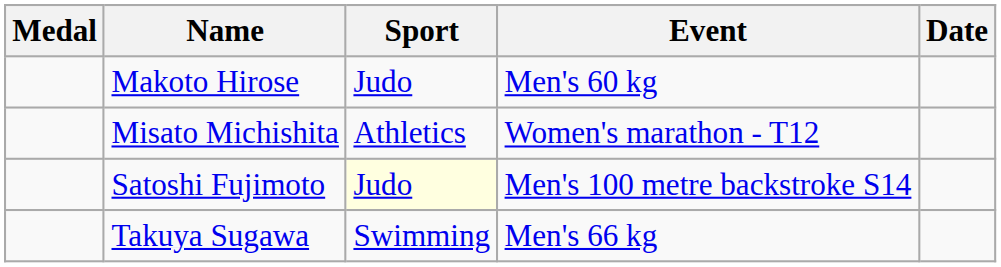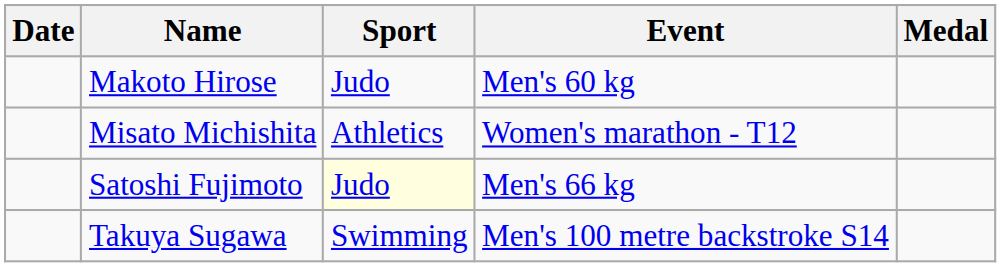columns swapped: (55, 30) <-> (957, 30)
(708, 184) Men's 100 metre backstroke S14 -> (558, 184) Men's 66 kg
(581, 235) Men's 66 kg -> (686, 235) Men's 100 metre backstroke S14
